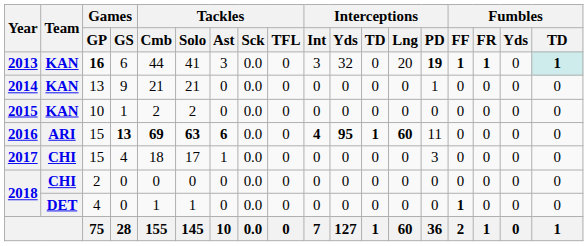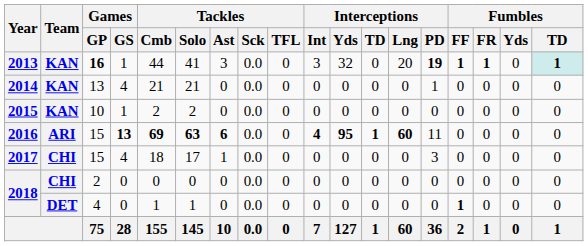(124, 63) 6 -> (124, 63) 1
(124, 87) 9 -> (124, 87) 4
